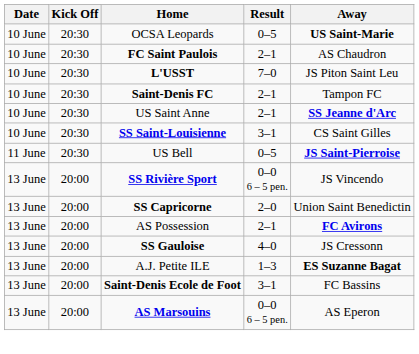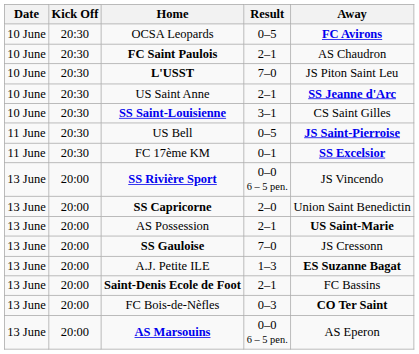(352, 34) US Saint-Marie -> (352, 34) FC Avirons
- row: (173, 93)
+ row: (173, 152)
(352, 226) FC Avirons -> (352, 226) US Saint-Marie
(267, 246) 4–0 -> (267, 246) 7–0
(267, 285) 3–1 -> (267, 285) 2–1
+ row: (173, 305)
